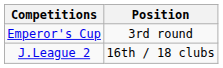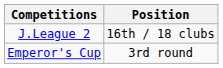rows swapped: (54, 53) <-> (54, 34)
